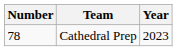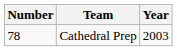(156, 35) 2023 -> (156, 35) 2003
